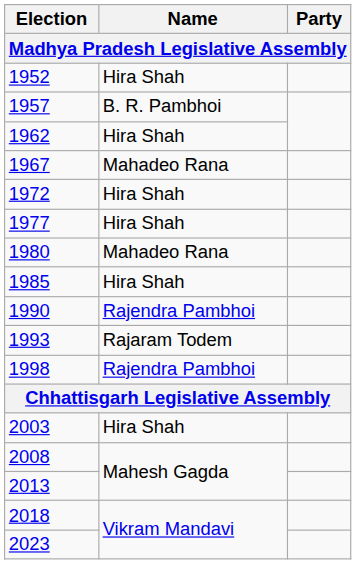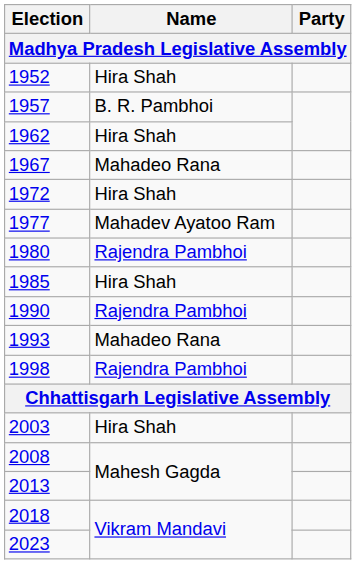(144, 223) Hira Shah -> (185, 223) Mahadev Ayatoo Ram
(166, 252) Mahadeo Rana -> (171, 252) Rajendra Pambhoi
(167, 340) Rajaram Todem -> (157, 340) Mahadeo Rana
